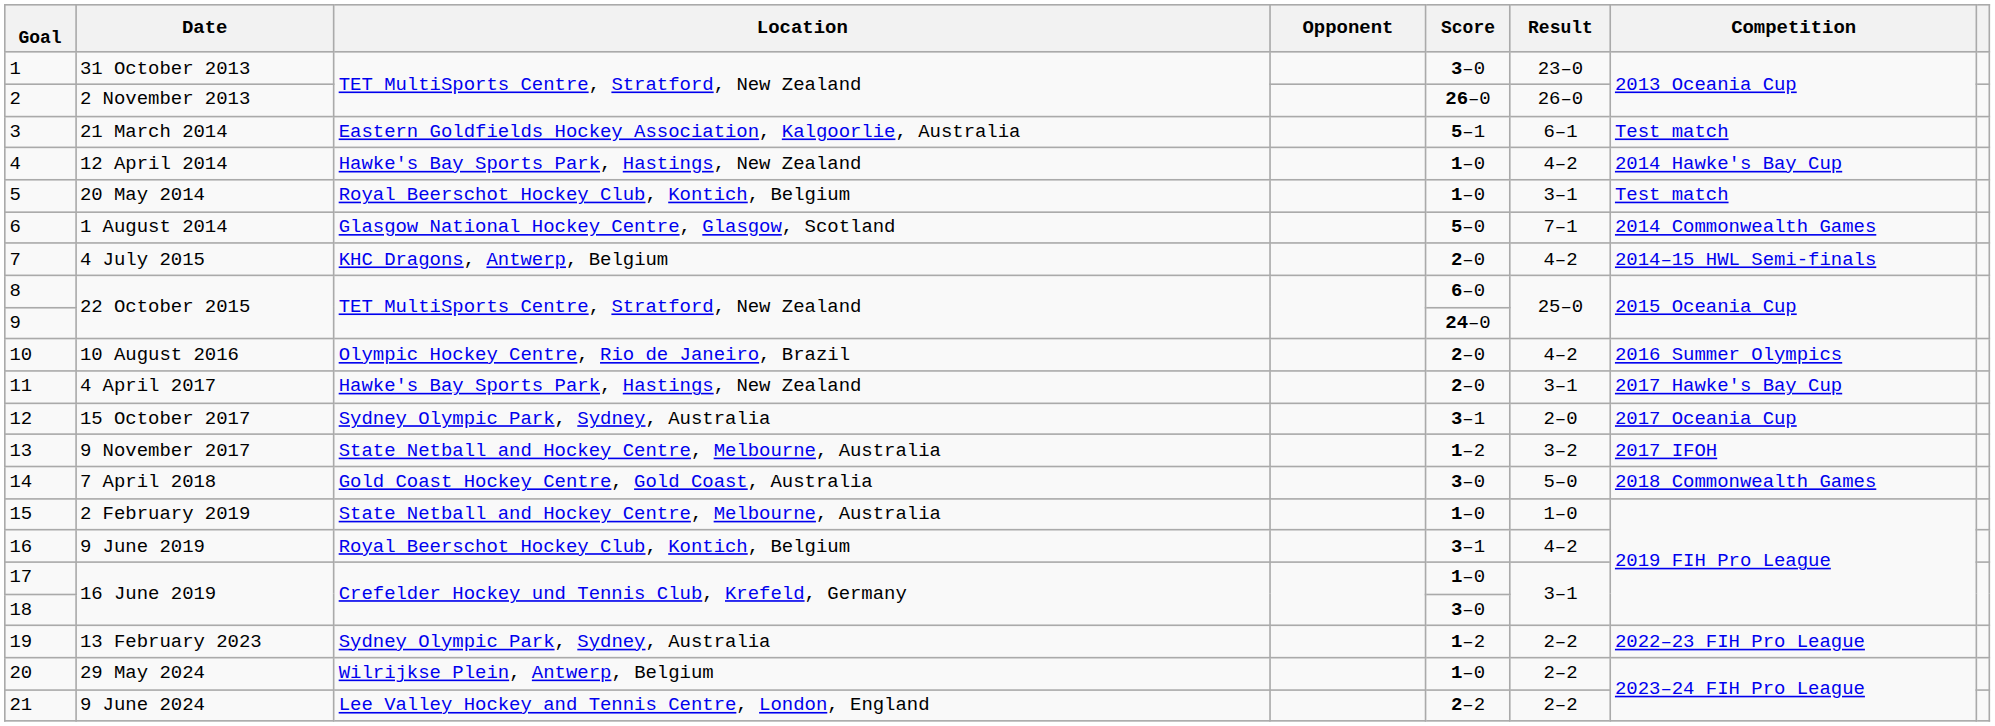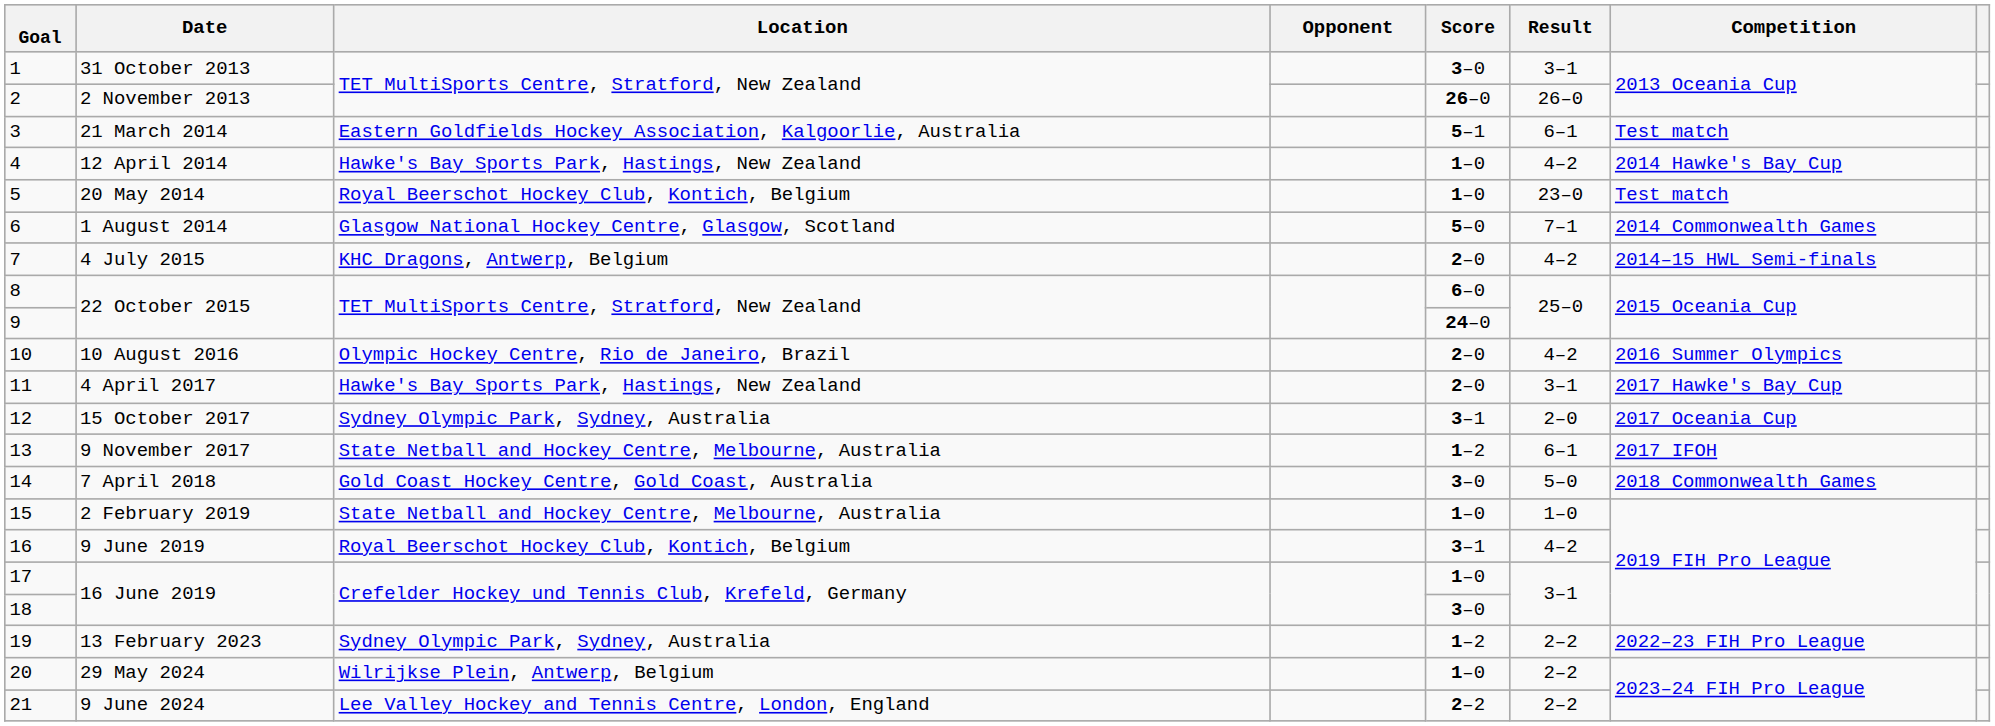(1560, 68) 23–0 -> (1560, 68) 3–1
(1560, 195) 3–1 -> (1560, 195) 23–0
(1560, 450) 3–2 -> (1560, 450) 6–1
